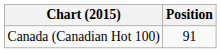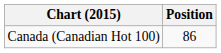(189, 36) 91 -> (189, 36) 86
